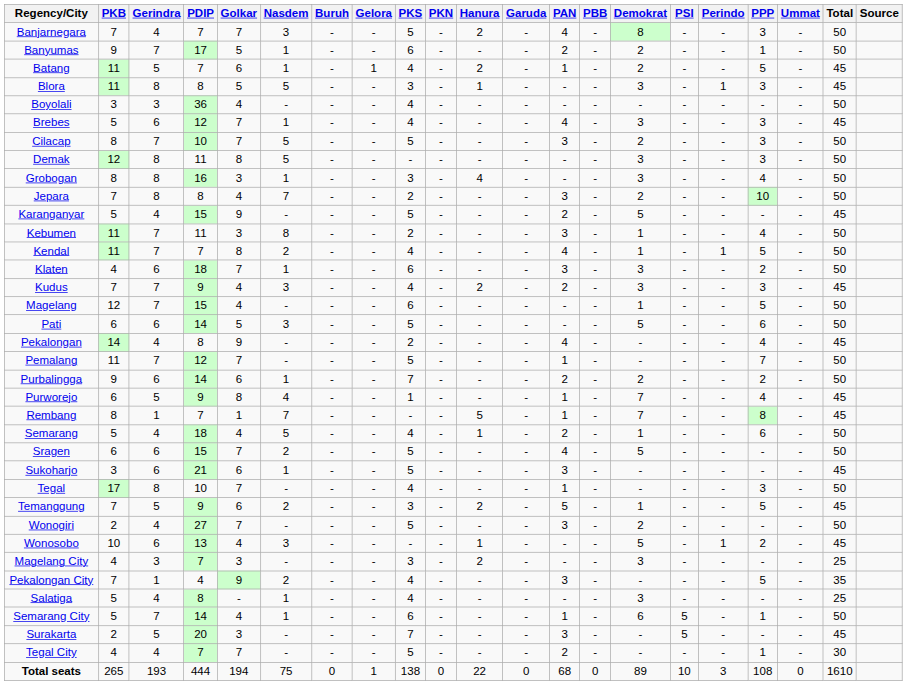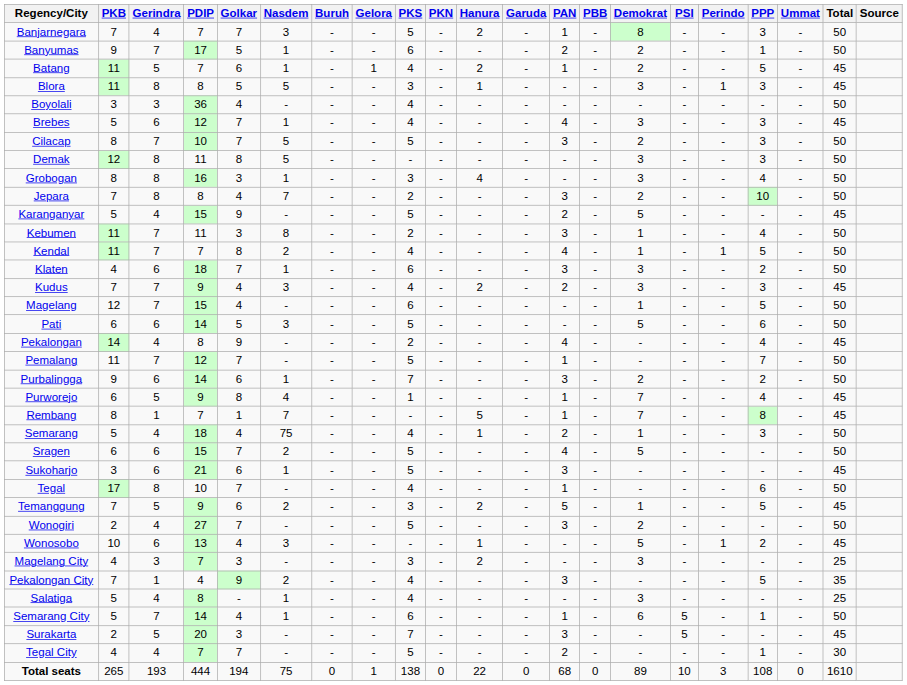(565, 31) 4 -> (565, 31) 1
(565, 379) 2 -> (565, 379) 3
(286, 433) 5 -> (286, 433) 75
(763, 433) 6 -> (763, 433) 3
(763, 488) 3 -> (763, 488) 6
